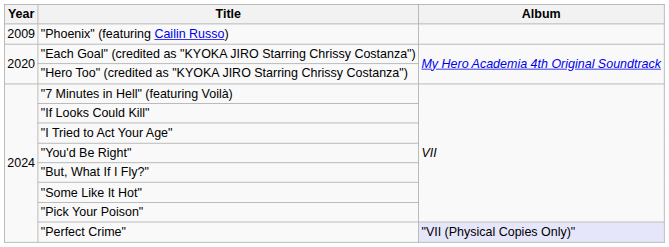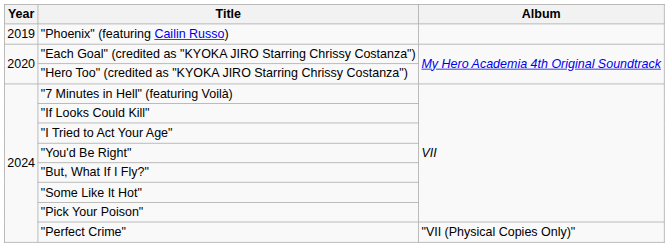(21, 34) 2009 -> (21, 34) 2019
(498, 232) lavender background -> (498, 232) no background
